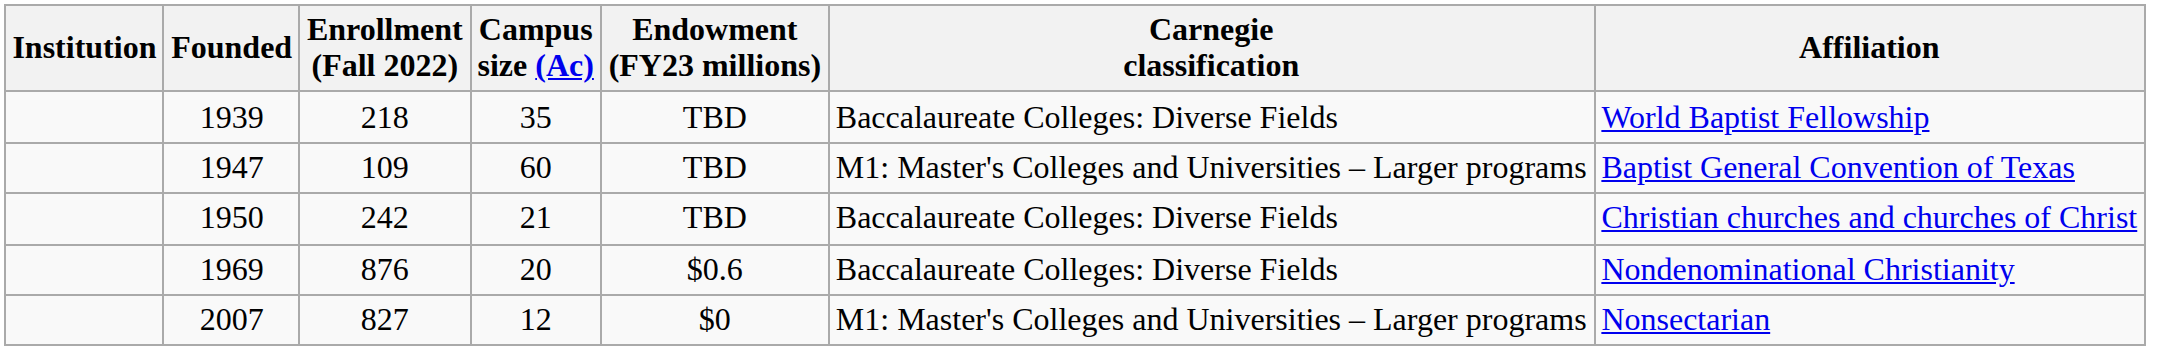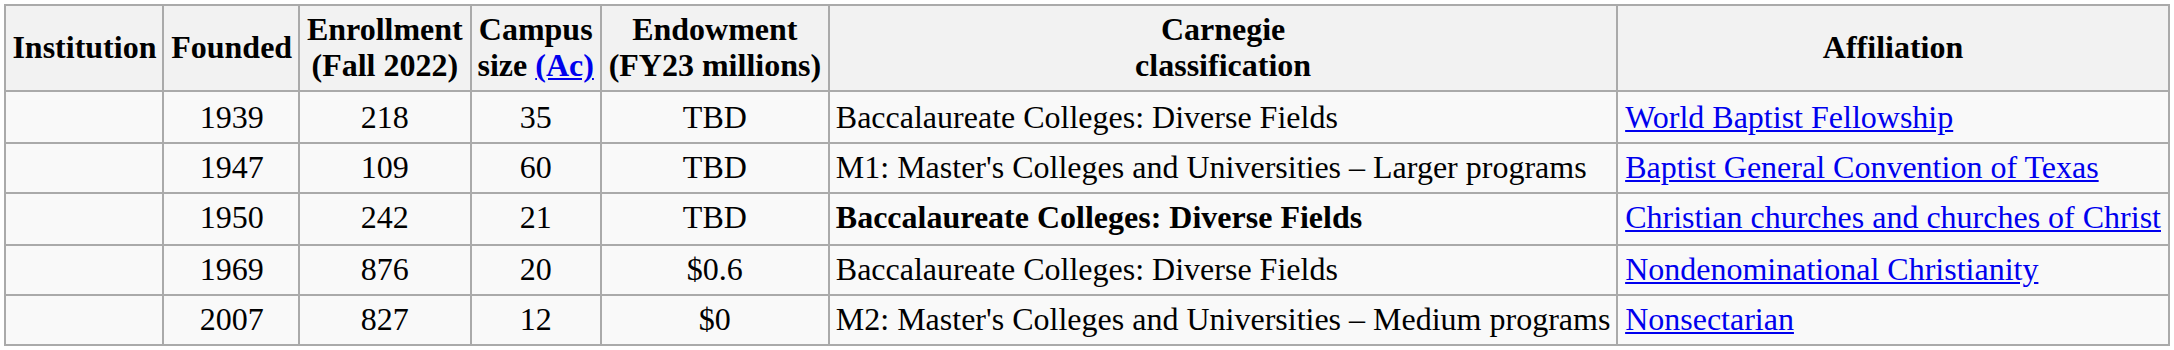(1087, 218) normal -> (1099, 218) bold
(1211, 319) M1: Master's Colleges and Universities – Larger programs -> (1223, 319) M2: Master's Colleges and Universities – Medium programs
